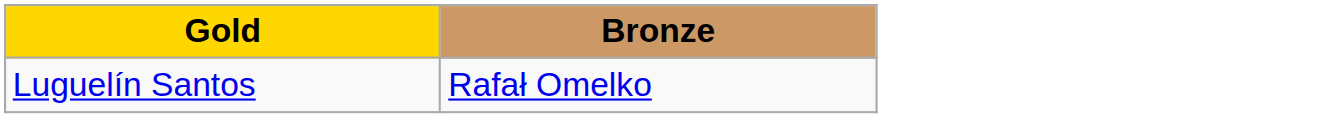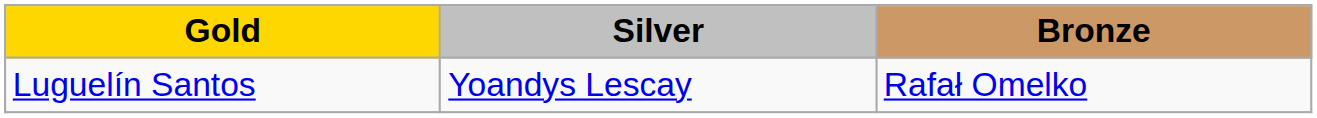+ column: (658, 31)
